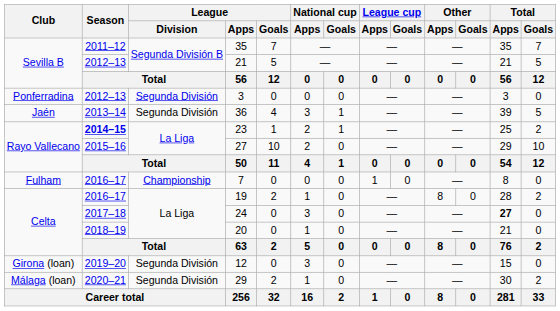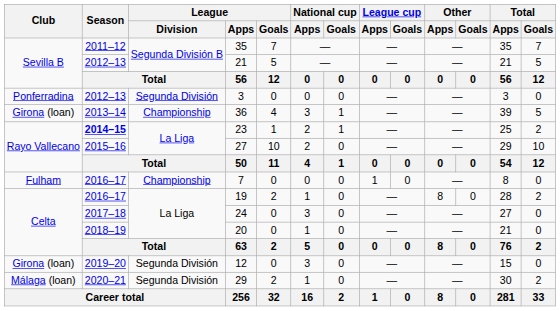(43, 113) Jaén -> (43, 113) Girona (loan)
(177, 113) Segunda División -> (177, 113) Championship
(506, 213) bold -> (506, 213) normal
